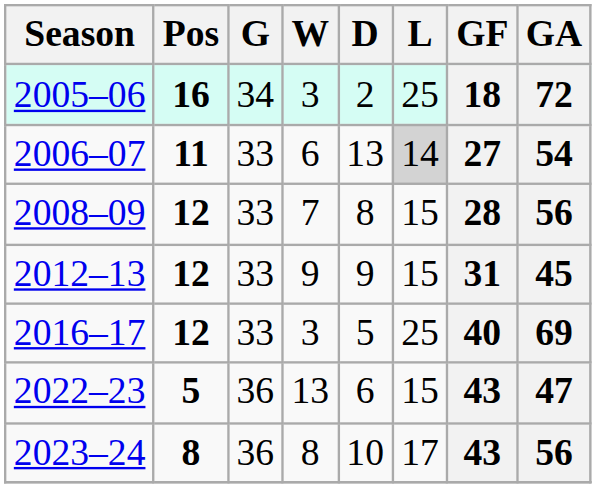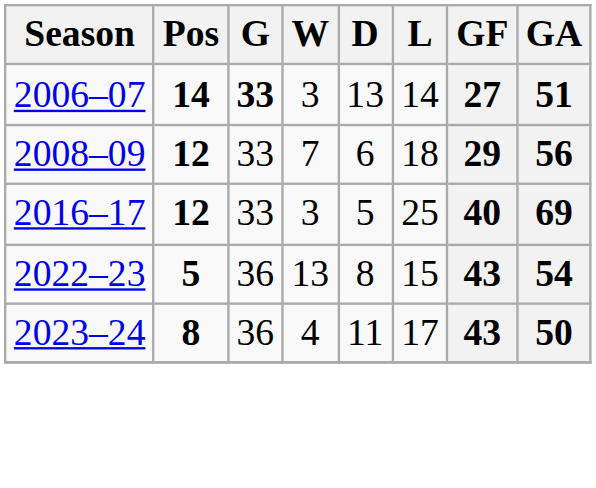- row: (80, 93)
(191, 153) 11 -> (191, 93) 14
(255, 153) normal -> (255, 93) bold
(310, 153) 6 -> (310, 93) 3
(420, 153) lightgrey background -> (420, 93) no background
(554, 153) 54 -> (554, 93) 51
(365, 213) 8 -> (365, 153) 6
(420, 213) 15 -> (420, 153) 18
(482, 213) 28 -> (482, 153) 29
- row: (80, 272)
(365, 392) 6 -> (365, 272) 8
(554, 392) 47 -> (554, 272) 54
(310, 451) 8 -> (310, 332) 4
(365, 451) 10 -> (365, 332) 11
(554, 451) 56 -> (554, 332) 50
